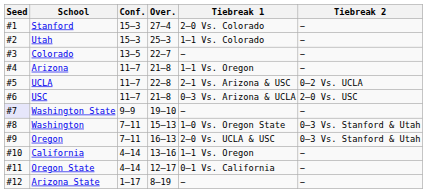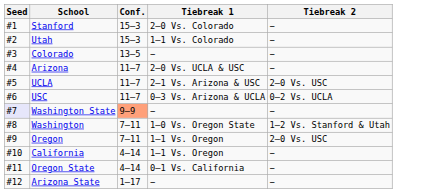- column: (163, 11)
(217, 68) 1–1 Vs. Oregon -> (197, 68) 2–0 Vs. UCLA & USC
(331, 82) 0–2 Vs. UCLA -> (298, 82) 2–0 Vs. USC
(329, 97) 2–0 Vs. USC -> (301, 97) 0–2 Vs. UCLA
(127, 111) no background -> (127, 111) lightsalmon background
(360, 125) 0–3 Vs. Stanford & Utah -> (330, 125) 1–2 Vs. Stanford & Utah
(228, 139) 2–0 Vs. UCLA & USC -> (187, 139) 1–1 Vs. Oregon
(360, 139) 0–3 Vs. Stanford & Utah -> (298, 139) 2–0 Vs. USC
